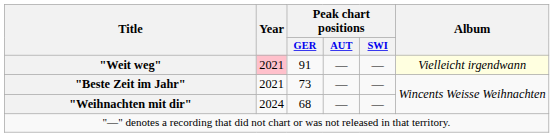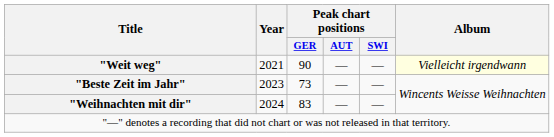(272, 64) pink background -> (272, 64) no background
(305, 64) 91 -> (305, 64) 90
(272, 84) 2021 -> (272, 84) 2023
(305, 104) 68 -> (305, 104) 83
